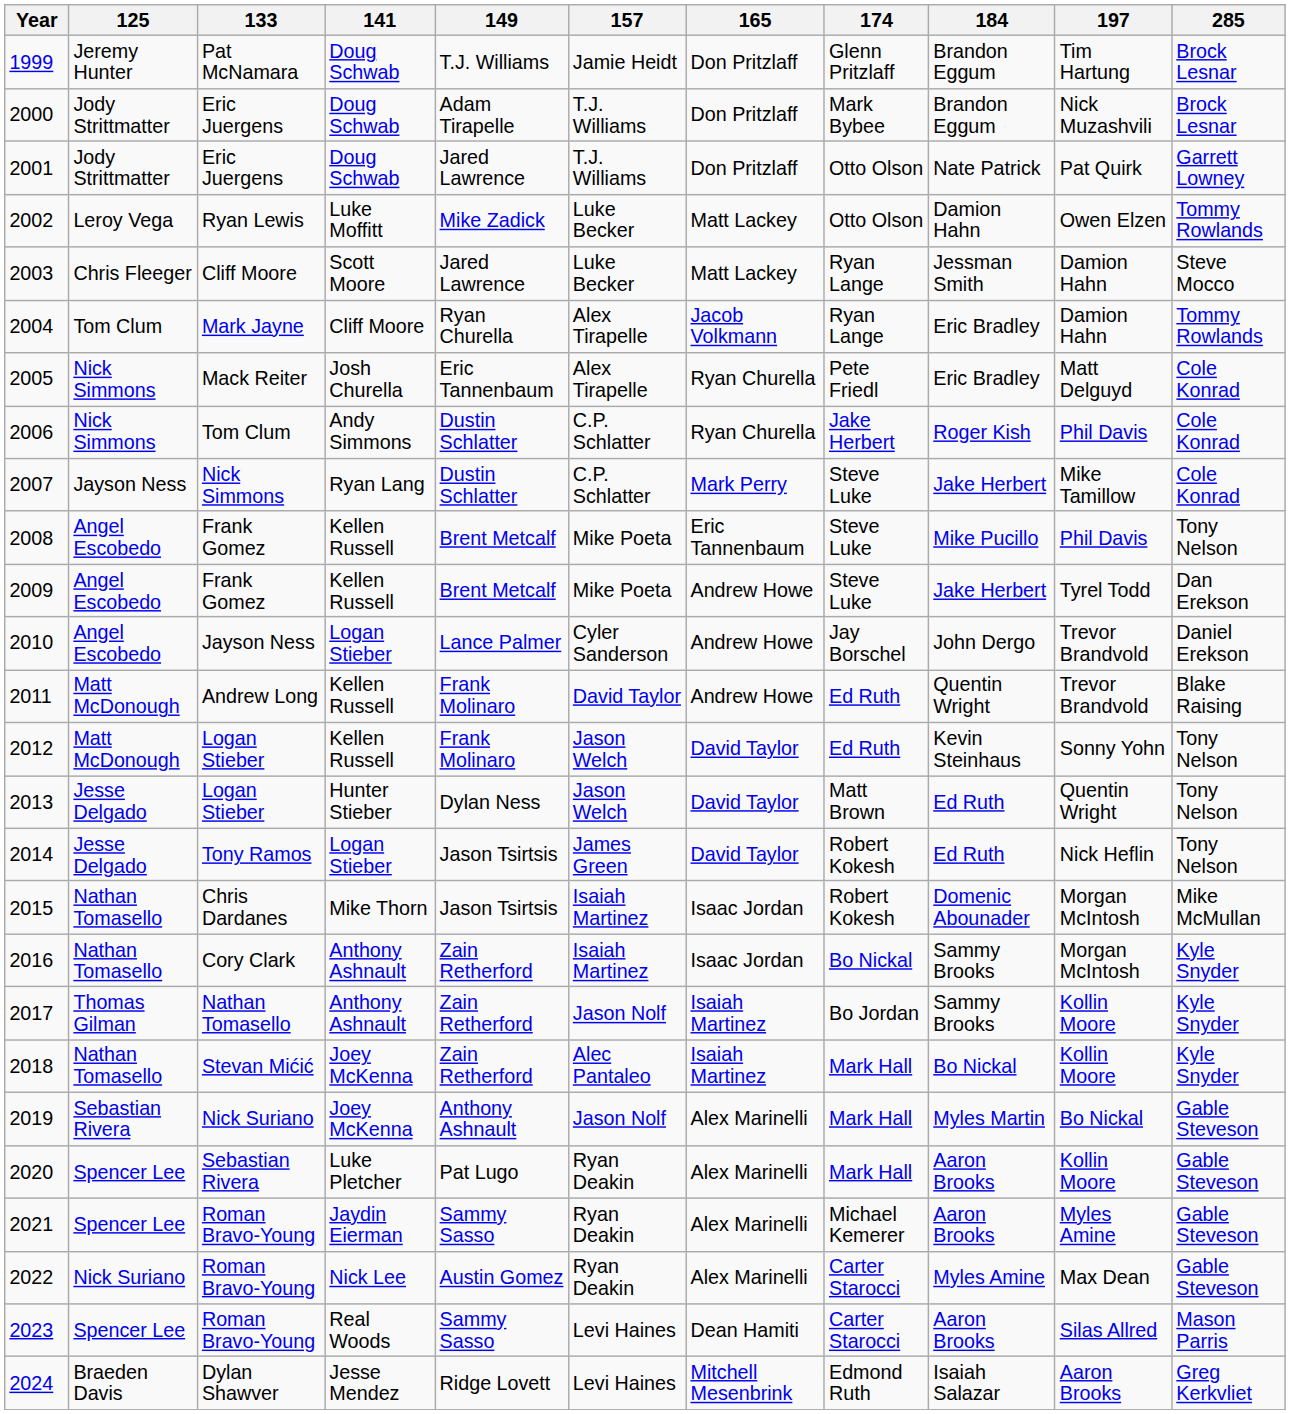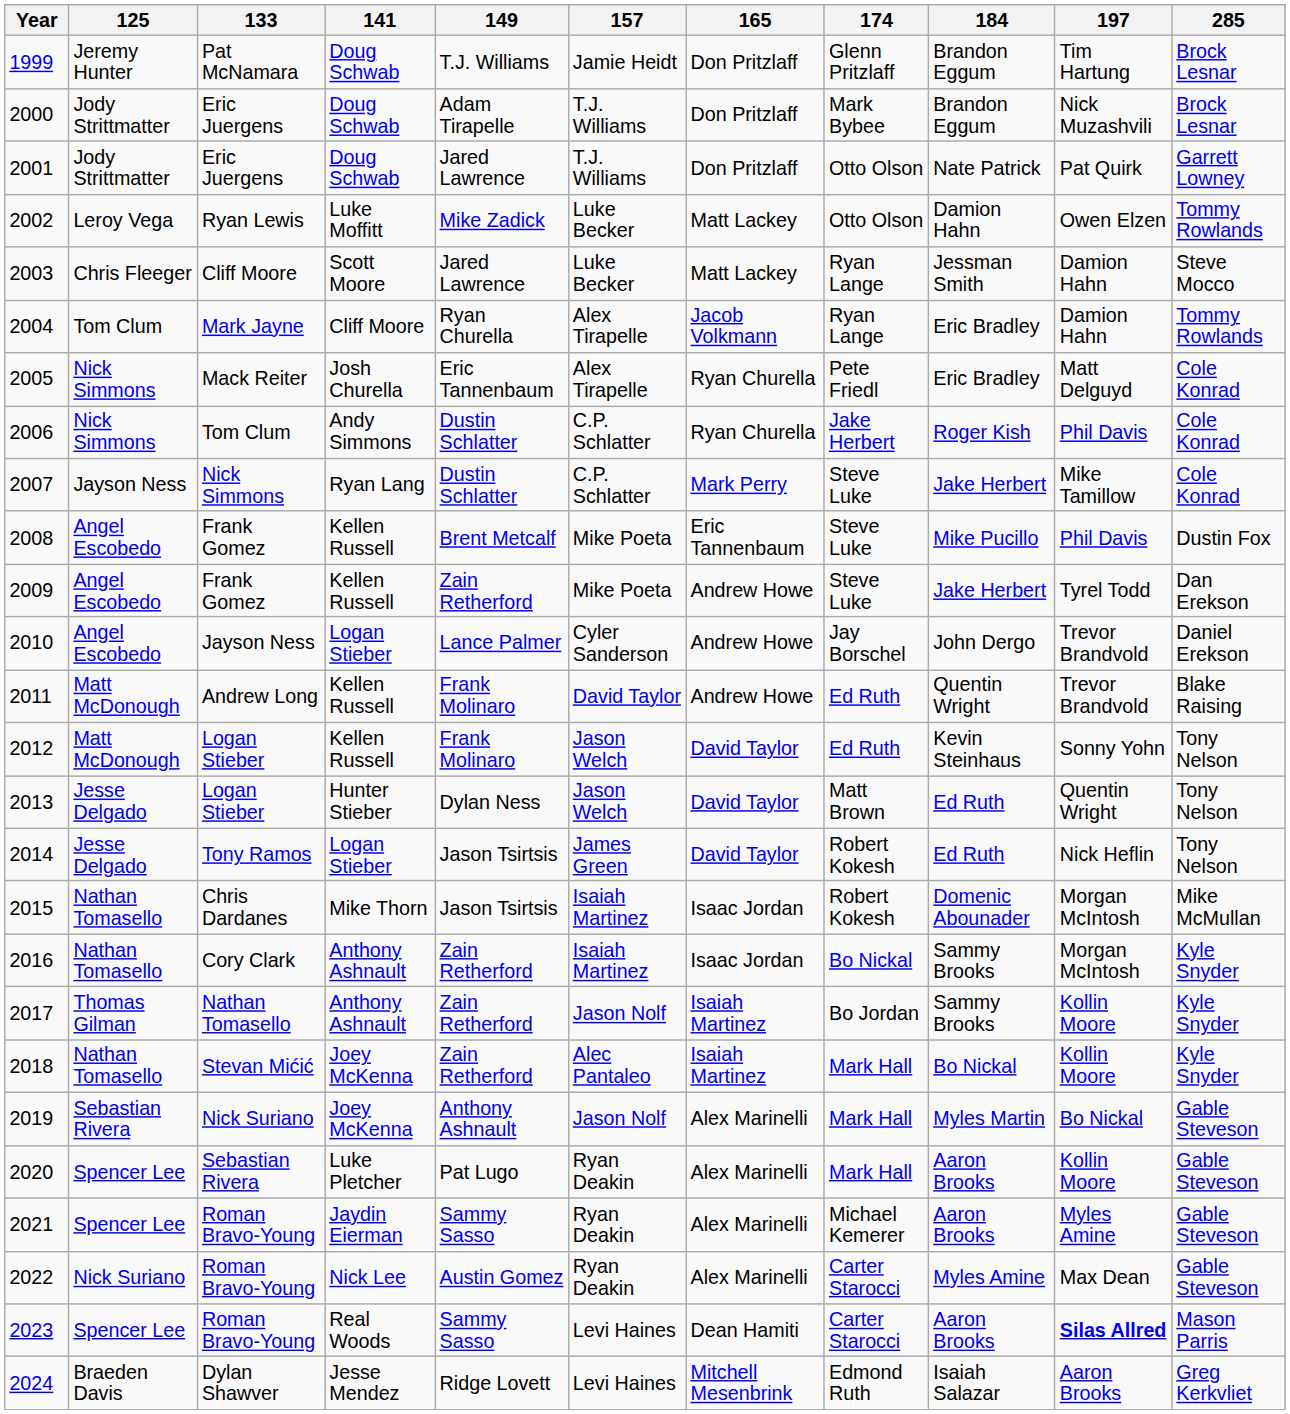(1207, 537) Tony Nelson -> (1223, 537) Dustin Fox
(498, 590) Brent Metcalf -> (486, 590) Zain Retherford
(1109, 1330) normal -> (1113, 1330) bold
